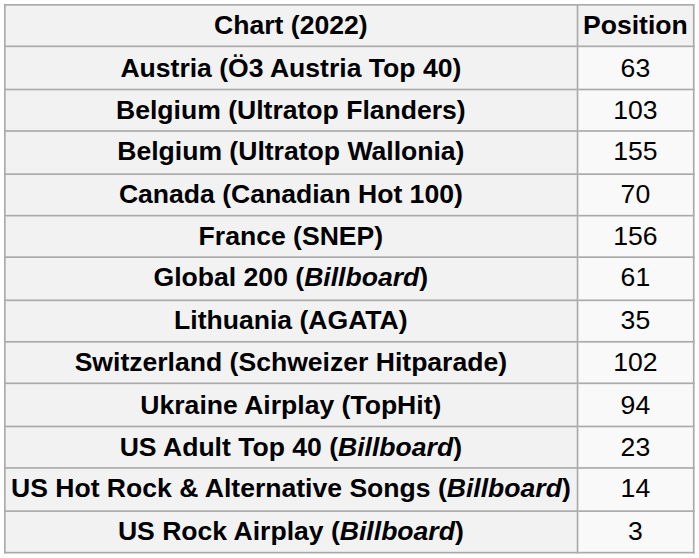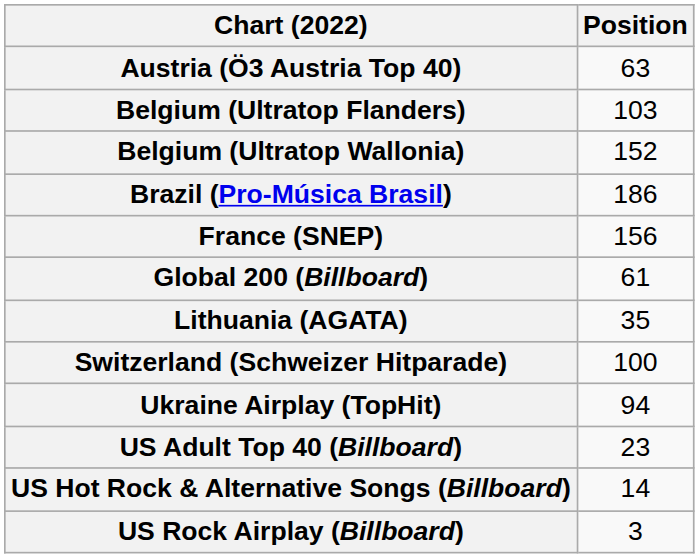(635, 151) 155 -> (635, 151) 152
+ row: (291, 194)
- row: (291, 194)
(635, 362) 102 -> (635, 362) 100
